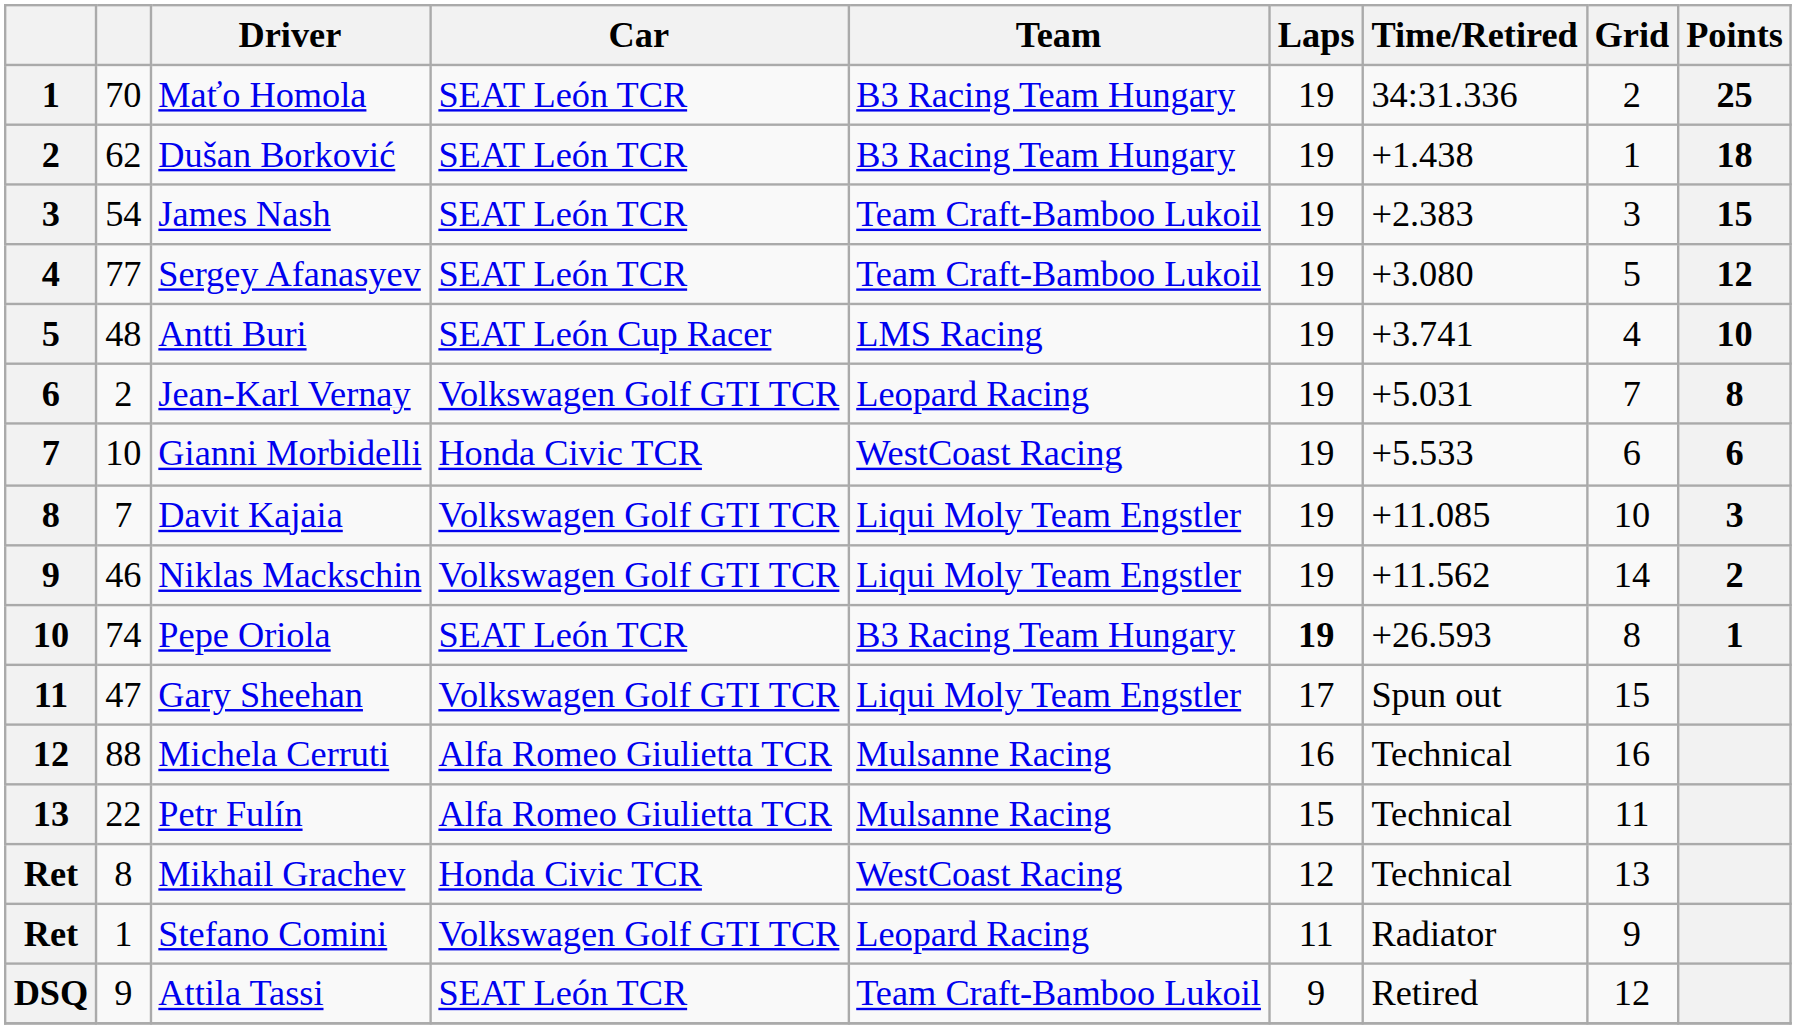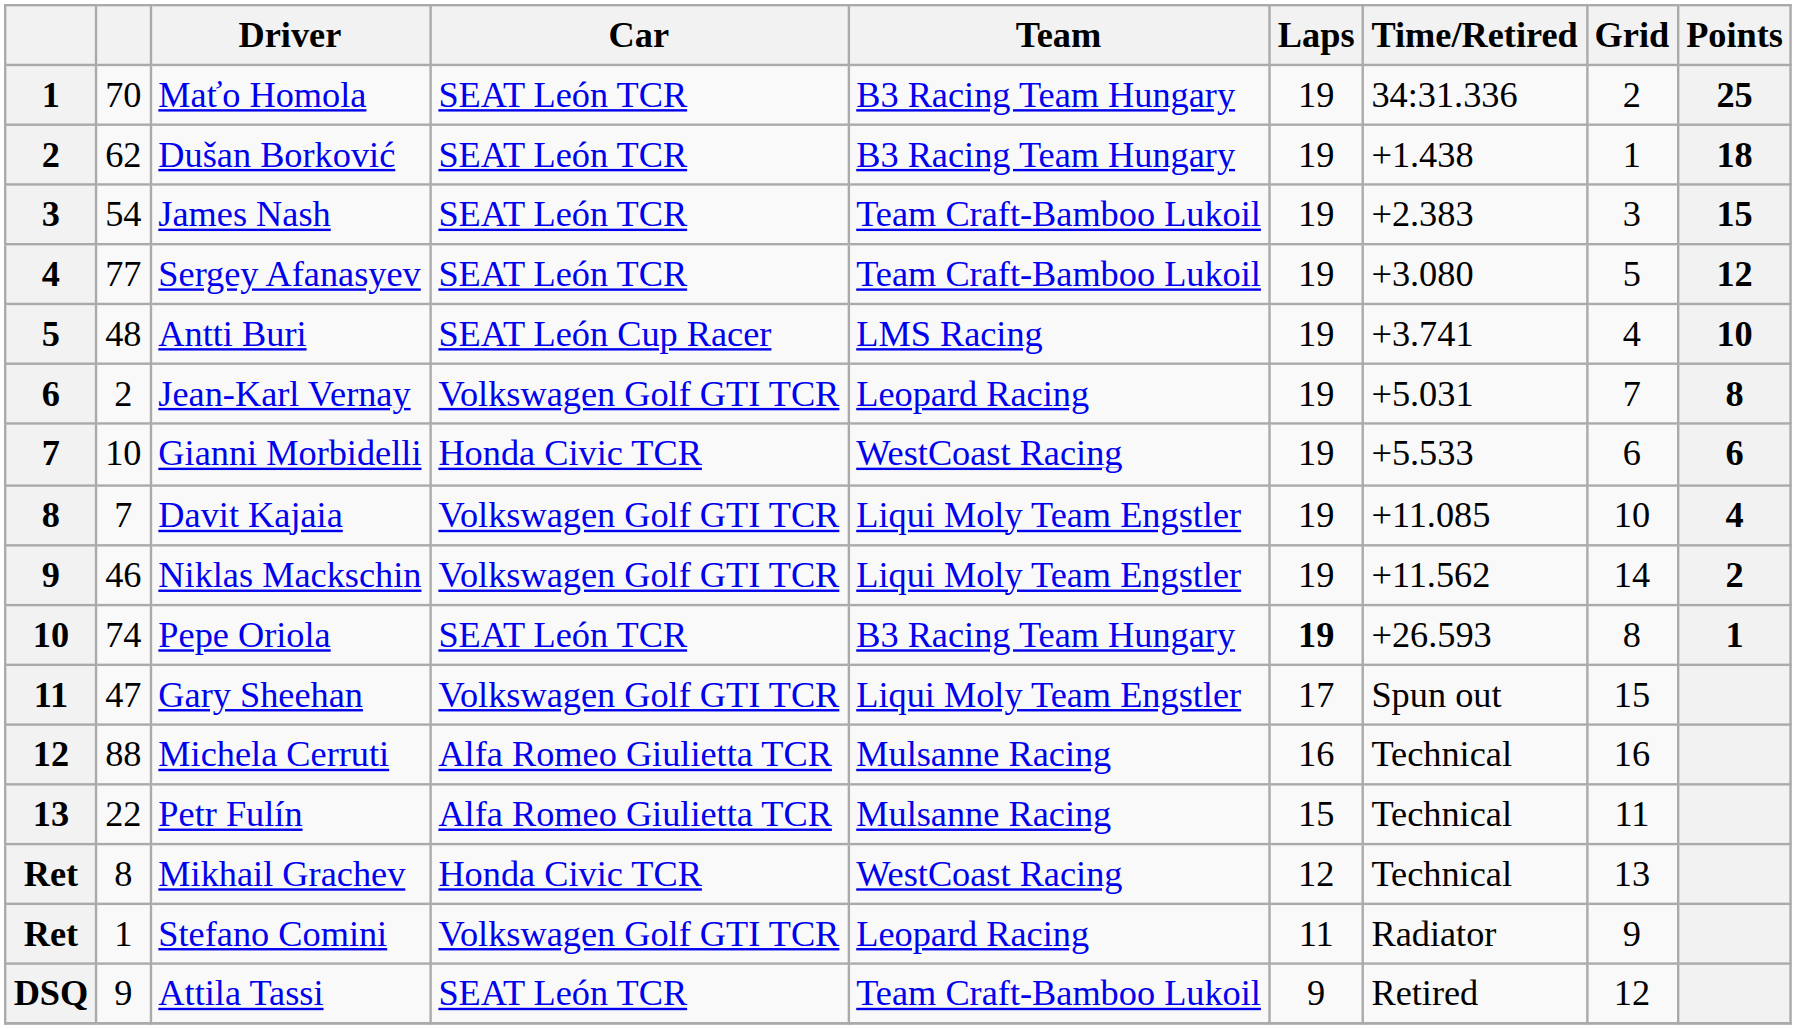(1735, 513) 3 -> (1735, 513) 4
